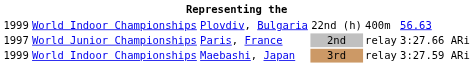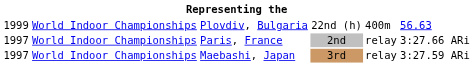(114, 40) World Junior Championships -> (114, 40) World Indoor Championships
(16, 56) 1999 -> (16, 56) 1997
